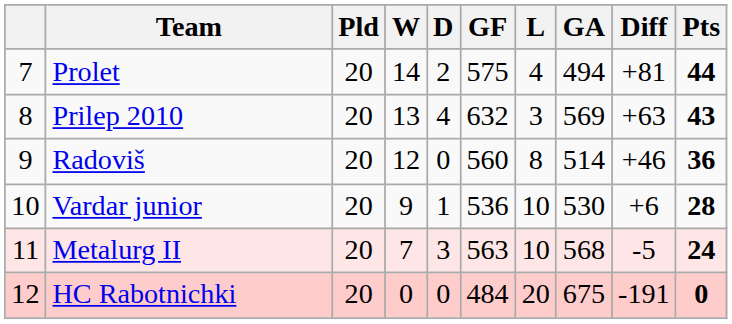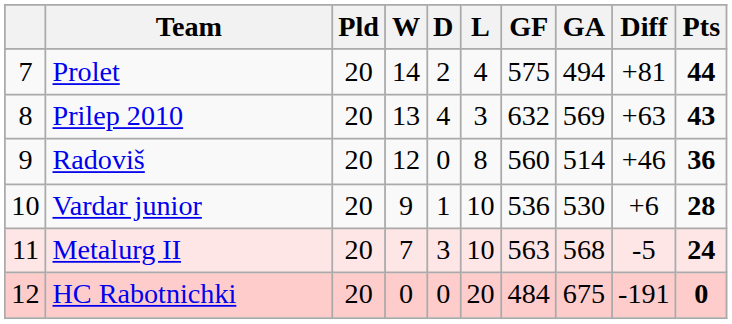columns swapped: (536, 26) <-> (488, 26)
